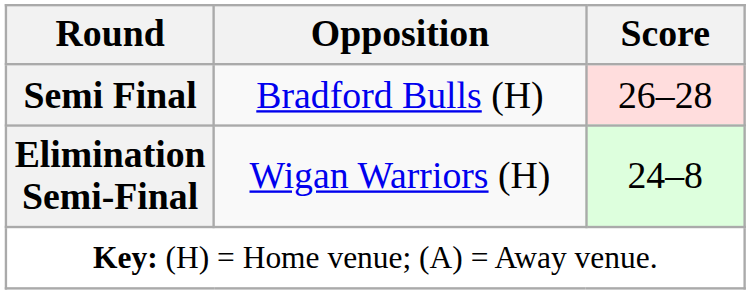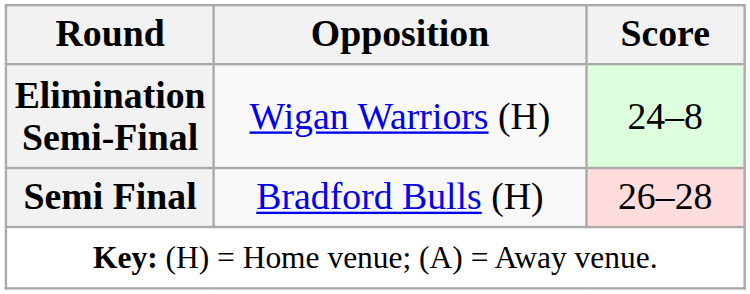rows swapped: (110, 94) <-> (110, 175)
